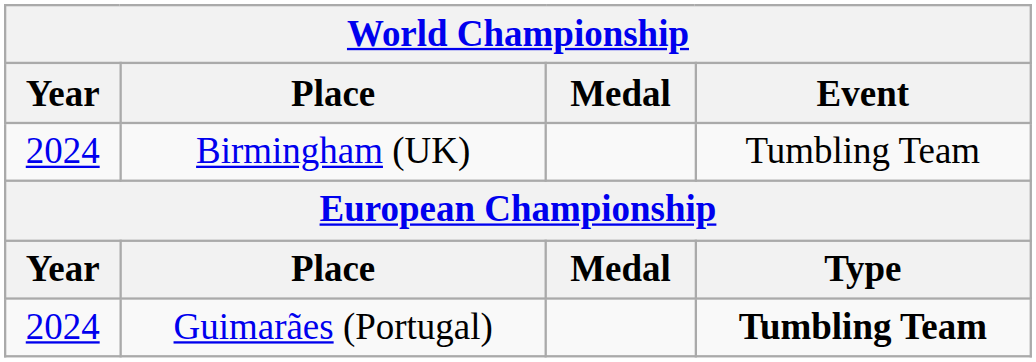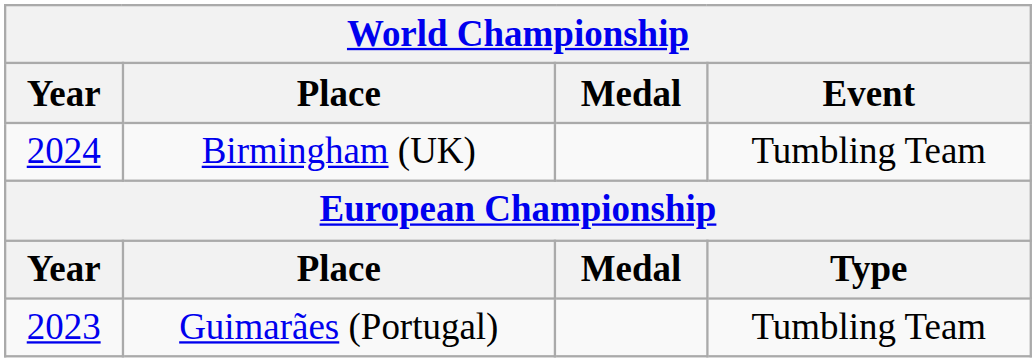(63, 326) 2024 -> (64, 326) 2023
(863, 326) bold -> (869, 326) normal
